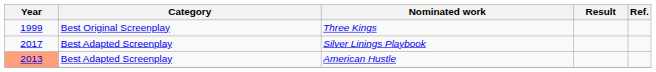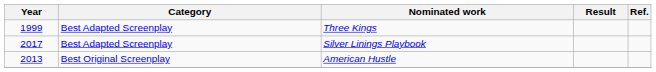(115, 28) Best Original Screenplay -> (116, 28) Best Adapted Screenplay
(31, 59) lightsalmon background -> (31, 59) no background
(116, 59) Best Adapted Screenplay -> (115, 59) Best Original Screenplay
